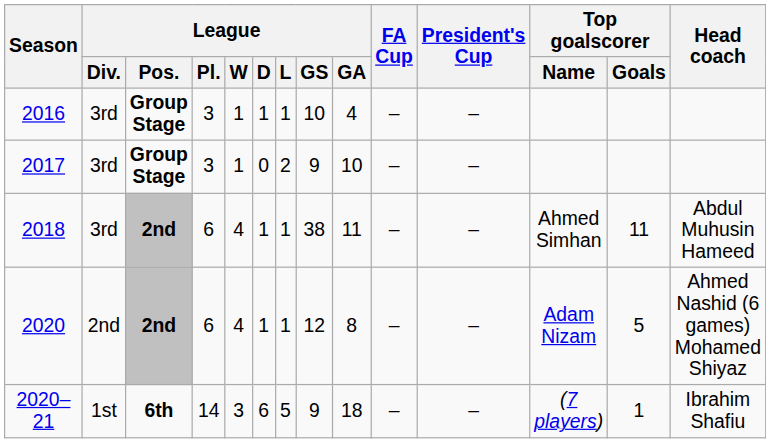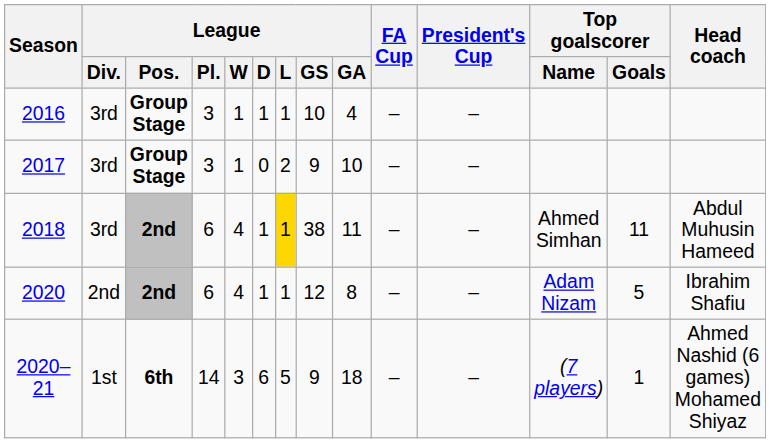(285, 229) no background -> (285, 229) gold background
(718, 325) Ahmed Nashid (6 games) Mohamed Shiyaz -> (718, 293) Ibrahim Shafiu
(718, 410) Ibrahim Shafiu -> (718, 378) Ahmed Nashid (6 games) Mohamed Shiyaz
